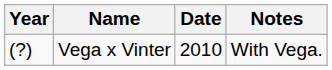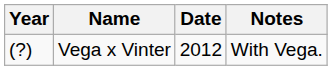(201, 49) 2010 -> (201, 49) 2012
